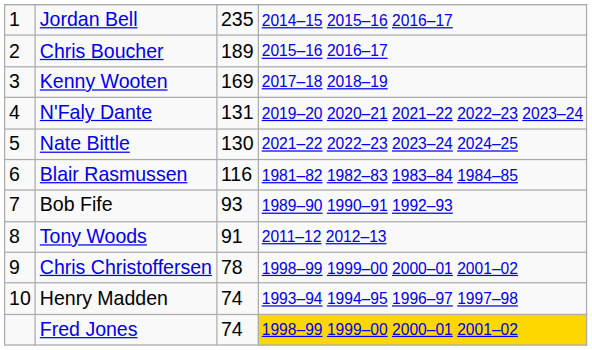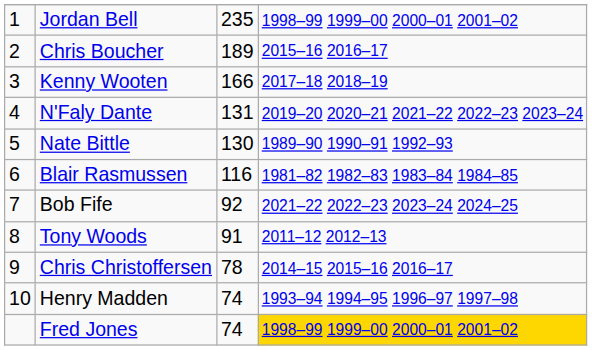(357, 20) 2014–15 2015–16 2016–17 -> (390, 20) 1998–99 1999–00 2000–01 2001–02
(237, 81) 169 -> (237, 81) 166
(390, 144) 2021–22 2022–23 2023–24 2024–25 -> (357, 144) 1989–90 1990–91 1992–93
(232, 205) 93 -> (232, 205) 92
(357, 206) 1989–90 1990–91 1992–93 -> (390, 206) 2021–22 2022–23 2023–24 2024–25
(390, 268) 1998–99 1999–00 2000–01 2001–02 -> (357, 268) 2014–15 2015–16 2016–17
